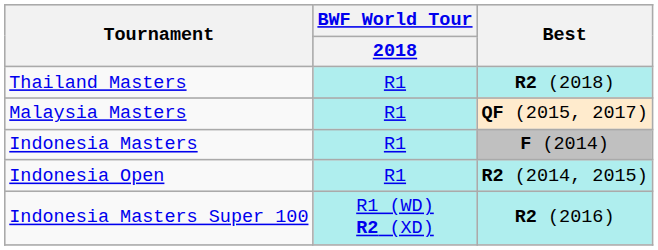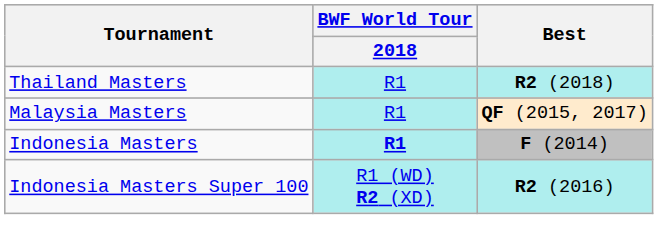(395, 144) normal -> (395, 144) bold
- row: (87, 175)
